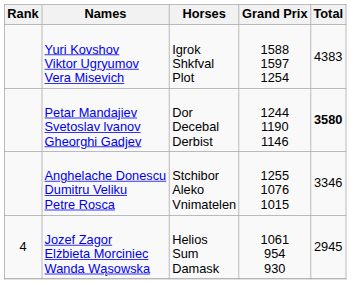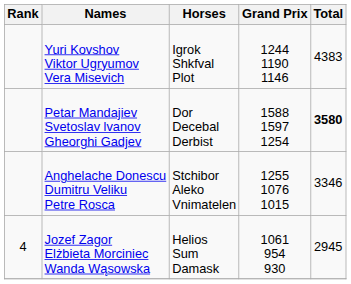(275, 63) 1588 1597 1254 -> (275, 63) 1244 1190 1146
(275, 127) 1244 1190 1146 -> (275, 127) 1588 1597 1254
